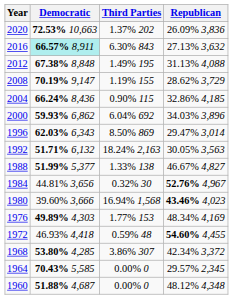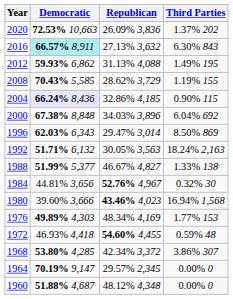columns swapped: (196, 13) <-> (132, 13)
(65, 64) 67.38% 8,848 -> (65, 64) 59.93% 6,862
(65, 81) 70.19% 9,147 -> (65, 81) 70.43% 5,585
(65, 98) no background -> (65, 98) lavender background
(65, 115) 59.93% 6,862 -> (65, 115) 67.38% 8,848
(65, 268) 70.43% 5,585 -> (65, 268) 70.19% 9,147
